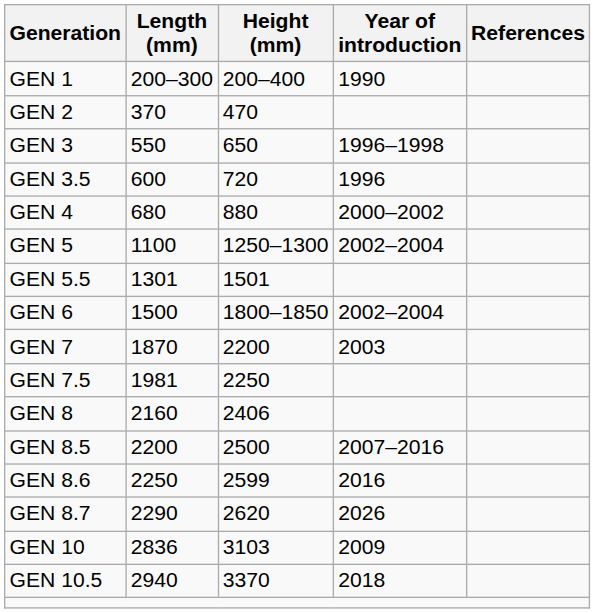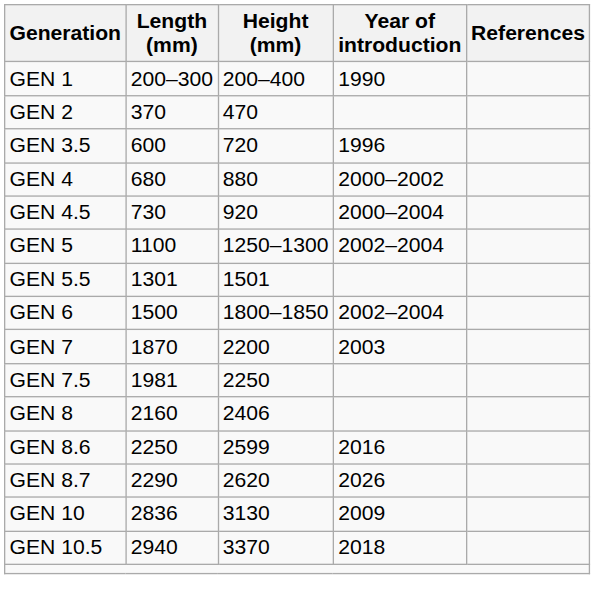- row: (41, 145)
+ row: (50, 212)
- row: (50, 446)
(246, 547) 3103 -> (246, 513) 3130
